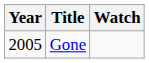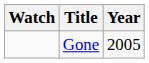columns swapped: (25, 17) <-> (117, 17)
